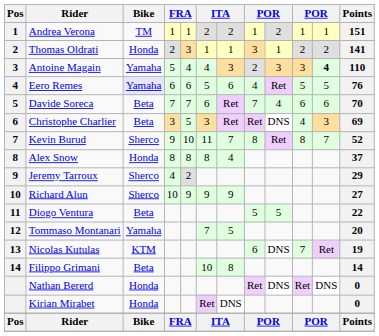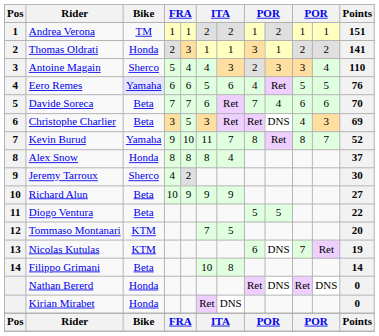(144, 67) Yamaha -> (144, 67) Sherco
(326, 67) bold -> (326, 67) normal
(144, 140) Sherco -> (144, 140) Yamaha
(357, 176) 29 -> (357, 176) 30
(144, 194) Sherco -> (144, 194) Beta
(144, 231) Yamaha -> (144, 231) KTM
